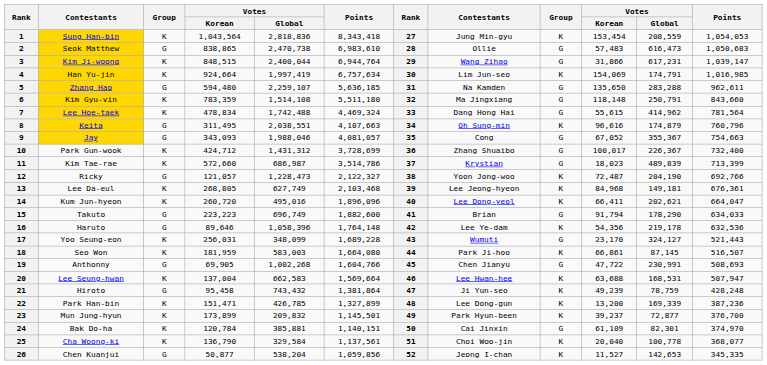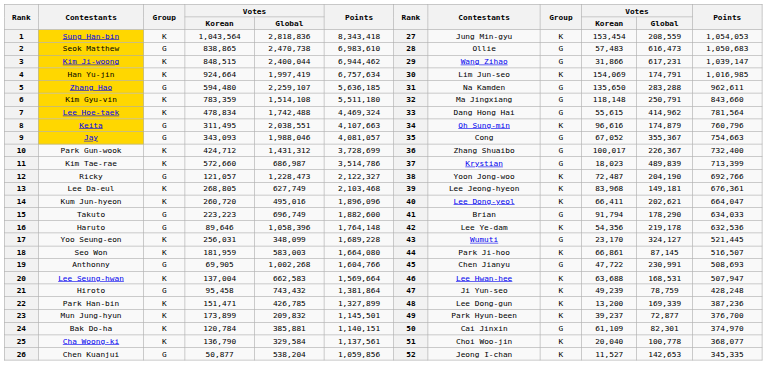(359, 62) 6,944,764 -> (359, 62) 6,944,462
(609, 189) 84,968 -> (609, 189) 83,968
(727, 239) 521,443 -> (727, 239) 521,445
